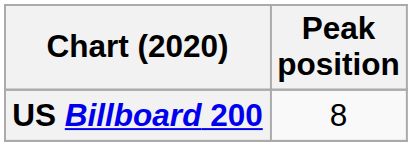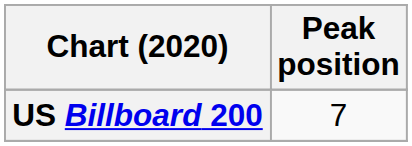(339, 114) 8 -> (339, 114) 7
